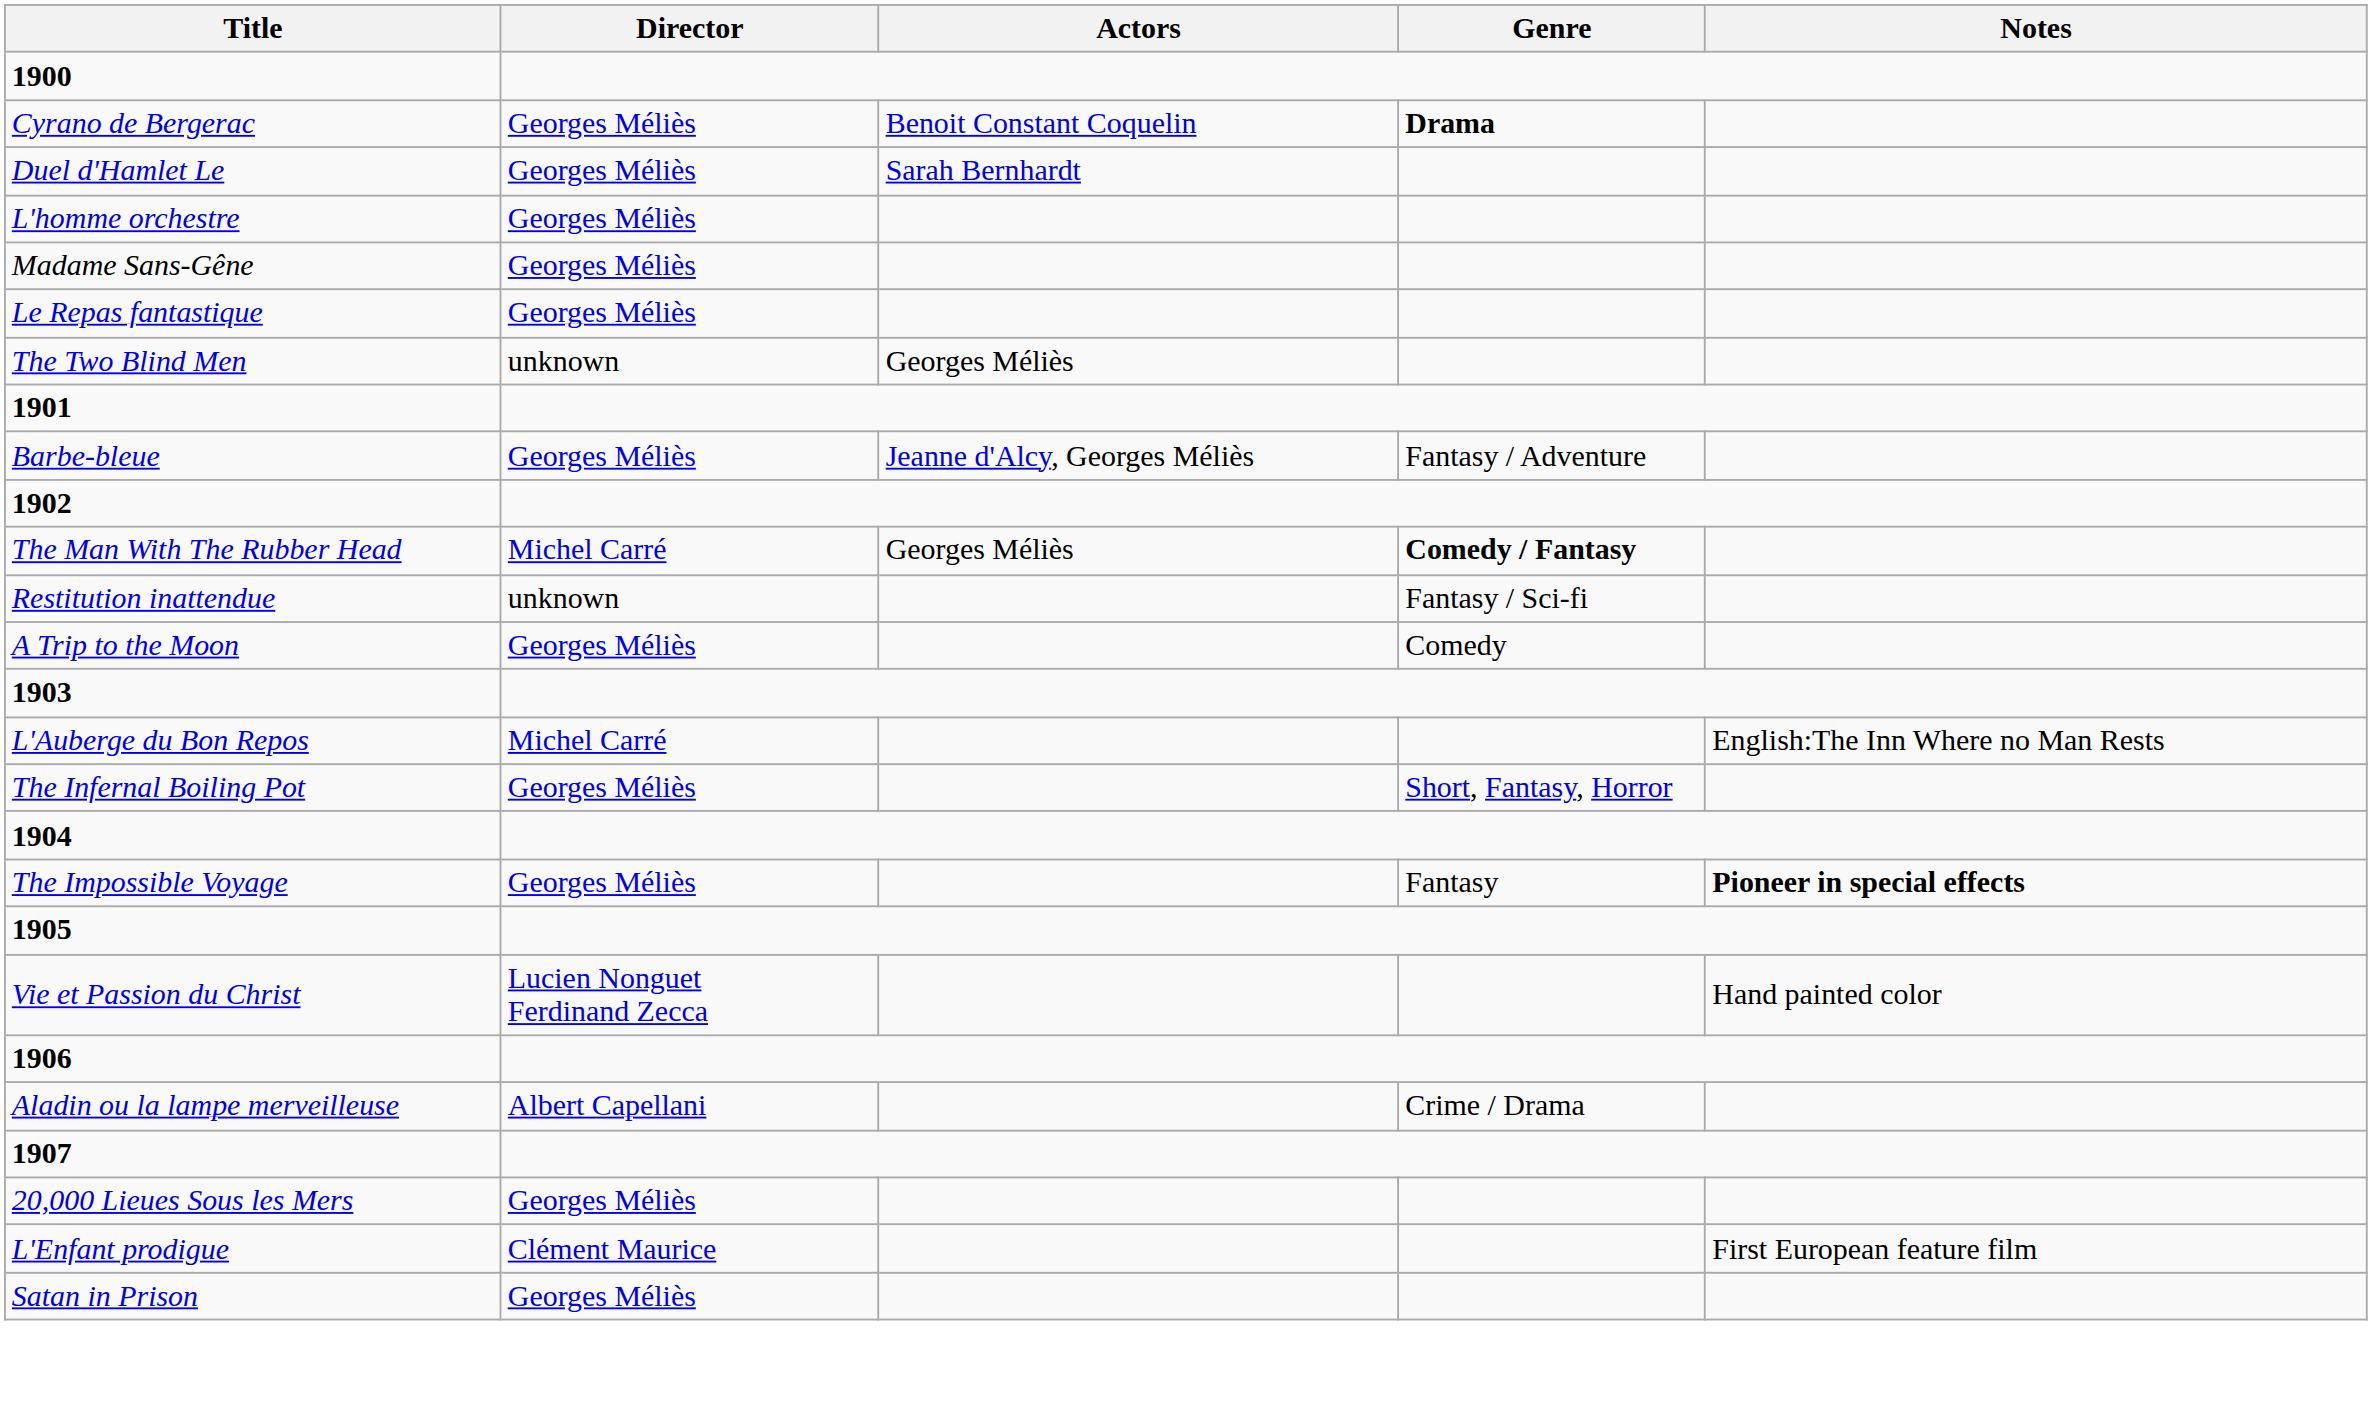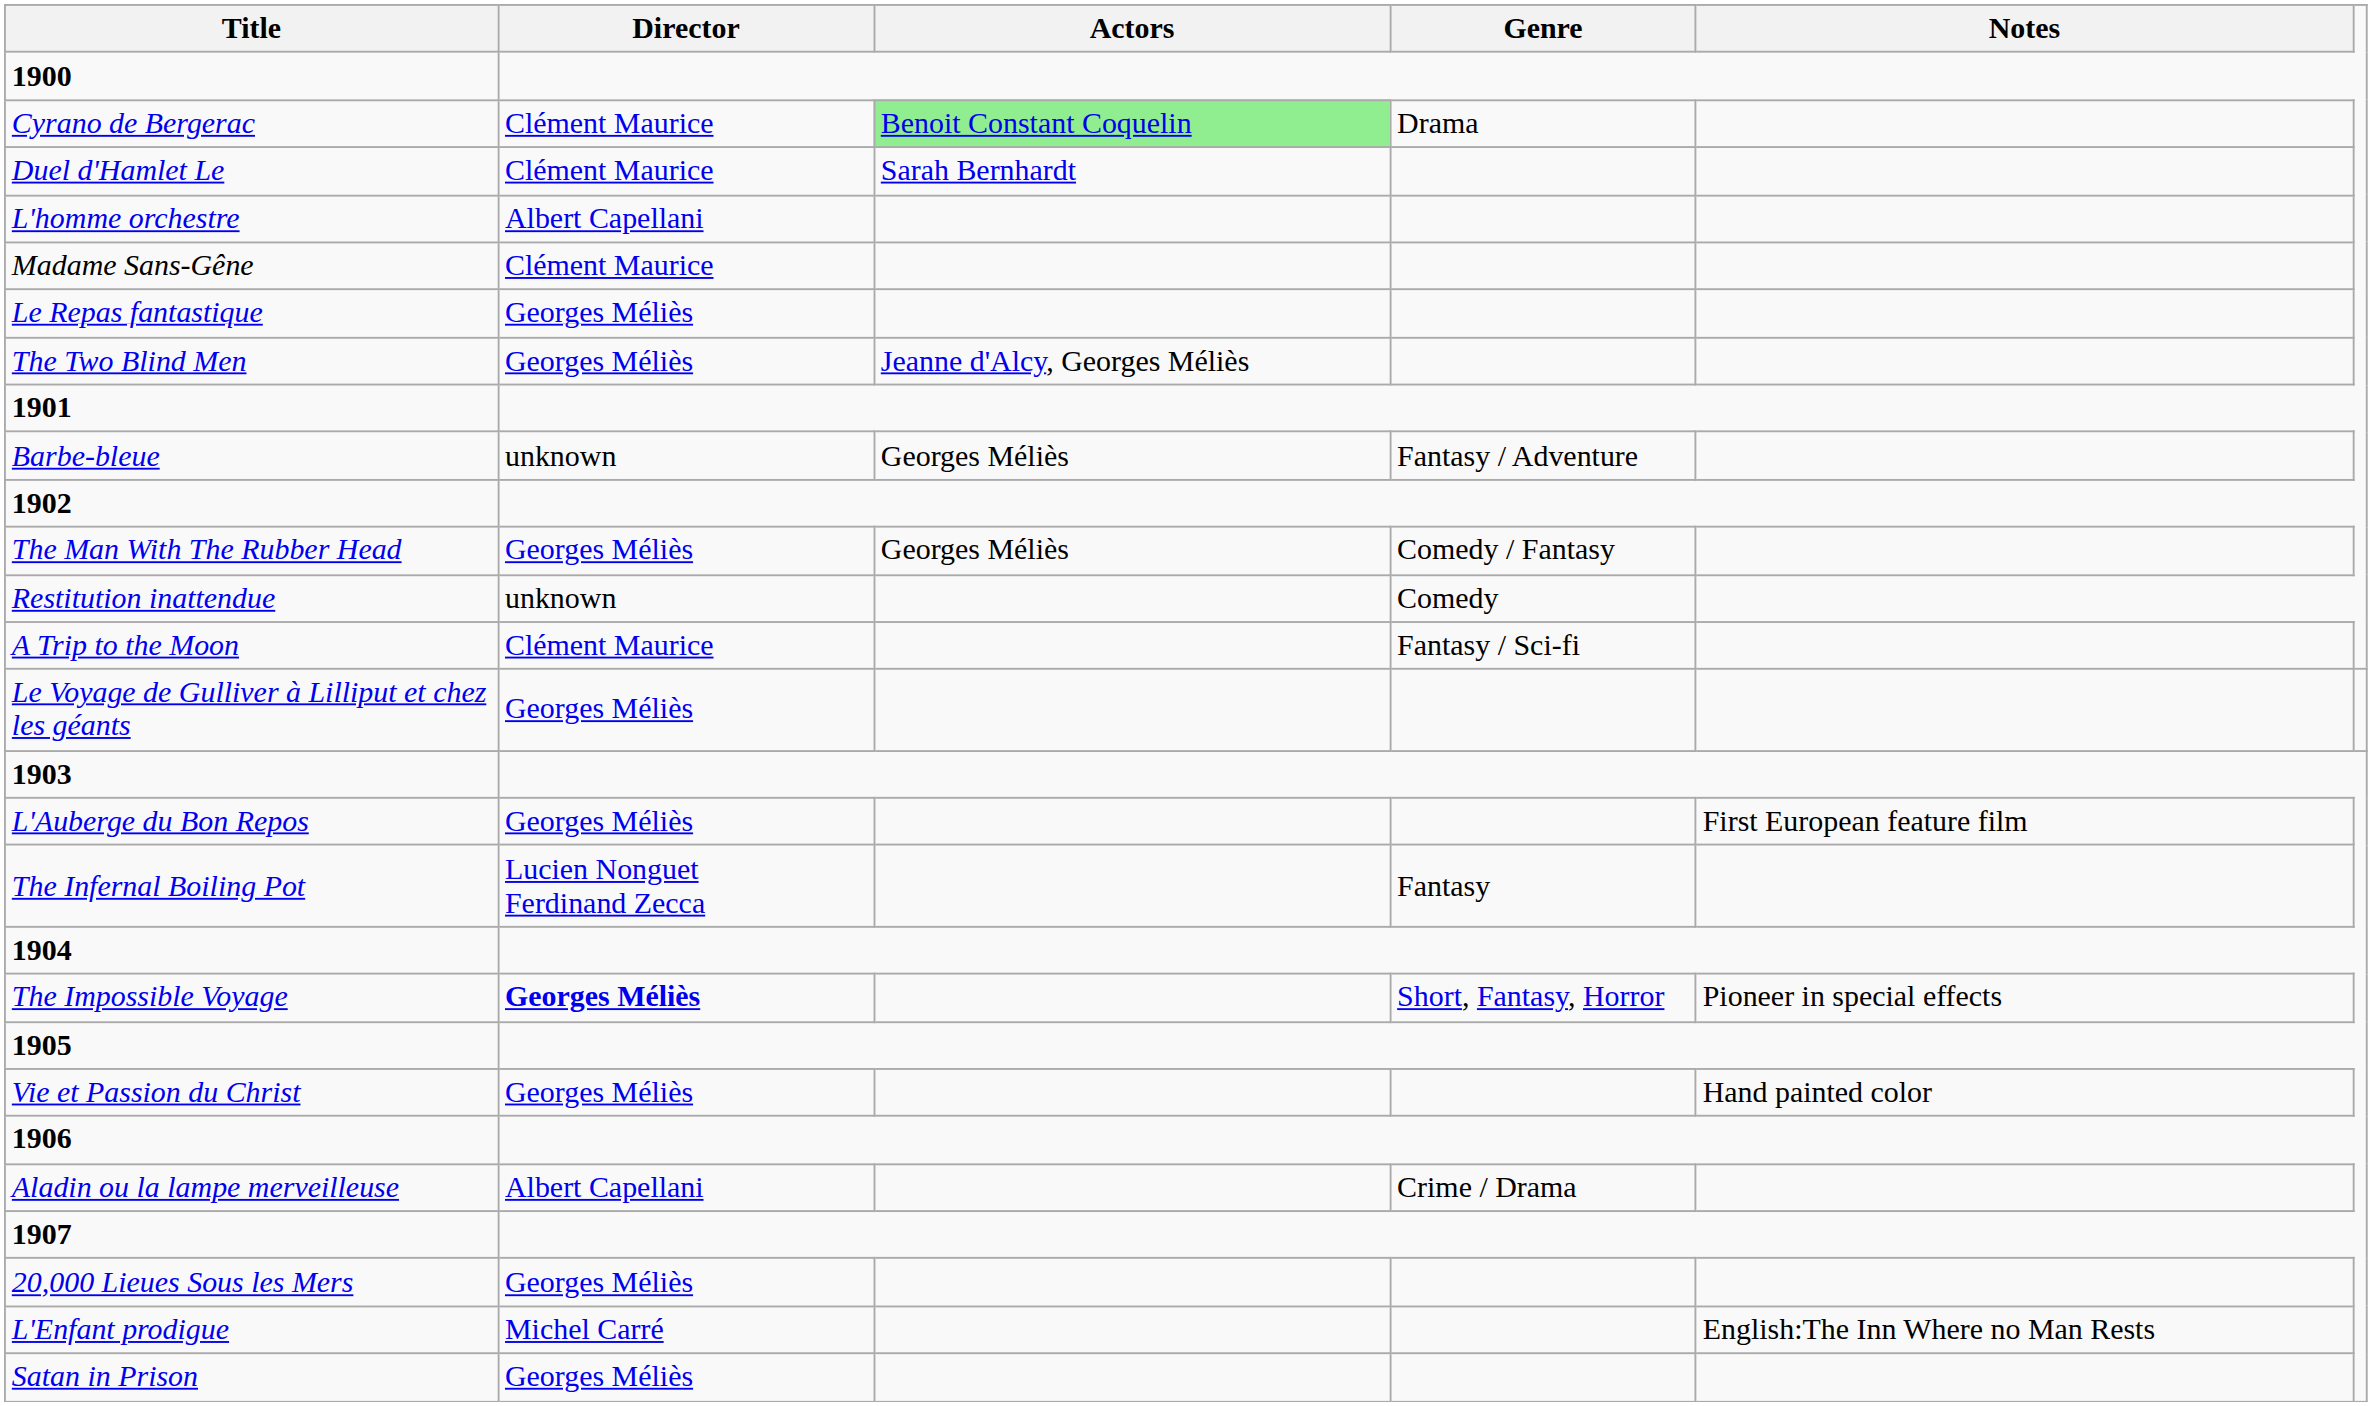(602, 123) Georges Méliès -> (609, 123) Clément Maurice
(1041, 123) no background -> (1036, 123) lightgreen background
(1450, 123) bold -> (1438, 123) normal
(602, 170) Georges Méliès -> (609, 170) Clément Maurice
(602, 218) Georges Méliès -> (604, 218) Albert Capellani
(602, 265) Georges Méliès -> (609, 265) Clément Maurice
(563, 360) unknown -> (599, 360) Georges Méliès
(980, 360) Georges Méliès -> (1065, 360) Jeanne d'Alcy, Georges Méliès
(602, 455) Georges Méliès -> (561, 455) unknown
(1070, 455) Jeanne d'Alcy, Georges Méliès -> (975, 455) Georges Méliès
(587, 550) Michel Carré -> (599, 550) Georges Méliès
(1521, 550) bold -> (1506, 550) normal
(1497, 597) Fantasy / Sci-fi -> (1448, 597) Comedy
(602, 645) Georges Méliès -> (609, 645) Clément Maurice
(1456, 645) Comedy -> (1489, 645) Fantasy / Sci-fi
+ row: (249, 709)
(587, 739) Michel Carré -> (599, 821) Georges Méliès
(1938, 739) English:The Inn Where no Man Rests -> (1865, 821) First European feature film
(602, 787) Georges Méliès -> (605, 885) Lucien Nonguet Ferdinand Zecca
(1539, 787) Short, Fantasy, Horror -> (1444, 885) Fantasy
(602, 882) normal -> (603, 997) bold
(1452, 882) Fantasy -> (1531, 997) Short, Fantasy, Horror
(1869, 882) bold -> (1852, 997) normal
(608, 994) Lucien Nonguet Ferdinand Zecca -> (599, 1092) Georges Méliès
(612, 1248) Clément Maurice -> (584, 1329) Michel Carré
(1875, 1248) First European feature film -> (1929, 1329) English:The Inn Where no Man Rests
